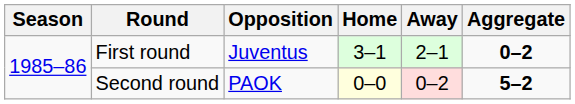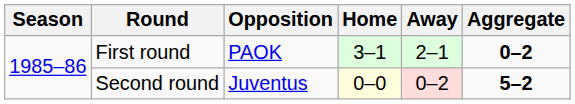(268, 51) Juventus -> (255, 51) PAOK
(255, 83) PAOK -> (268, 83) Juventus
